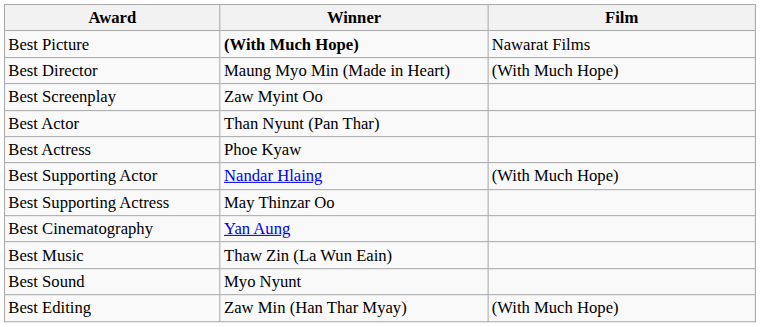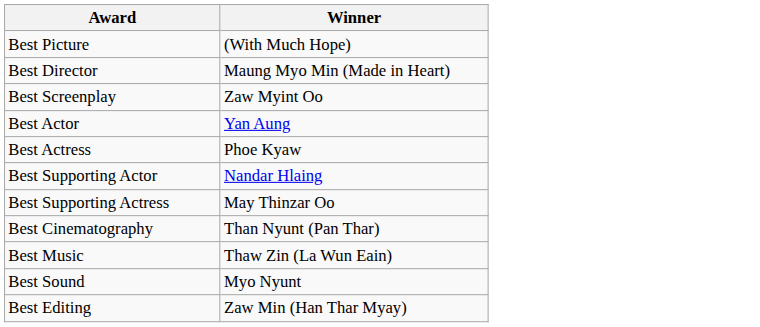- column: (622, 17)
(291, 44) bold -> (287, 44) normal
(302, 123) Than Nyunt (Pan Thar) -> (257, 123) Yan Aung
(257, 228) Yan Aung -> (302, 228) Than Nyunt (Pan Thar)
